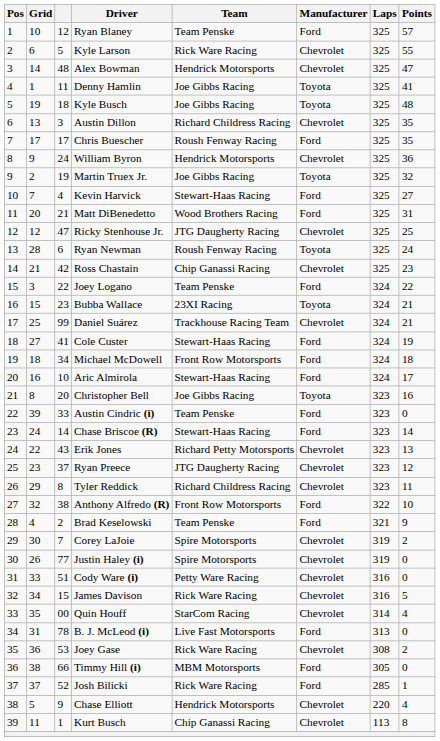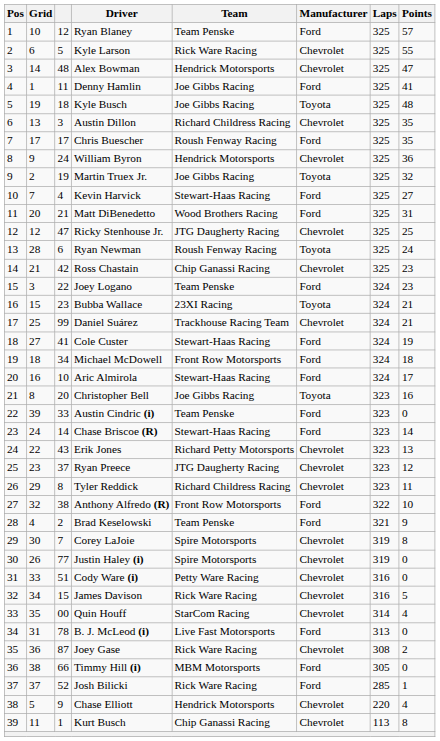(315, 85) Toyota -> (310, 85) Ford
(408, 285) 22 -> (408, 285) 23
(405, 540) 2 -> (405, 540) 8
(63, 649) 53 -> (63, 649) 87
